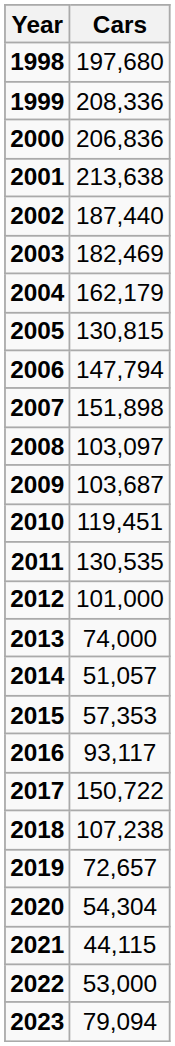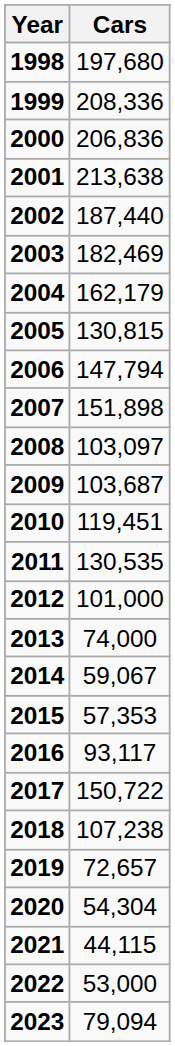(120, 676) 51,057 -> (120, 676) 59,067
